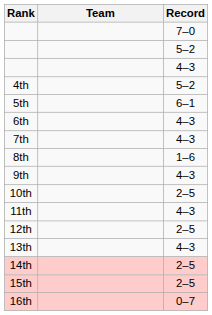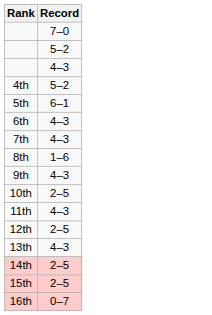- column: (100, 13)
